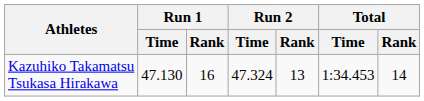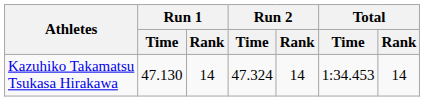(207, 75) 16 -> (207, 75) 14
(297, 75) 13 -> (297, 75) 14
